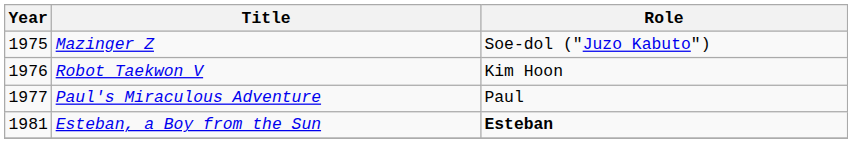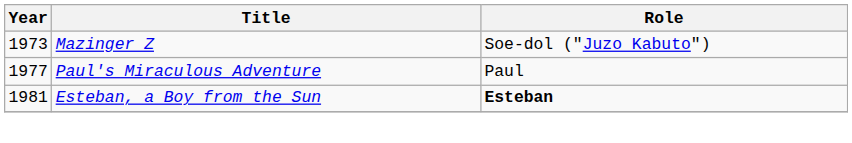(28, 45) 1975 -> (28, 45) 1973
- row: (129, 71)
